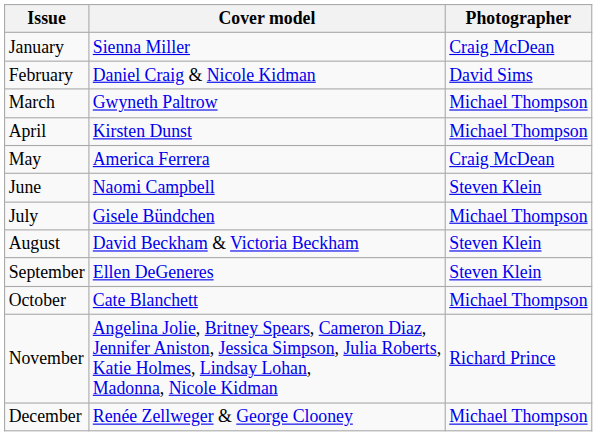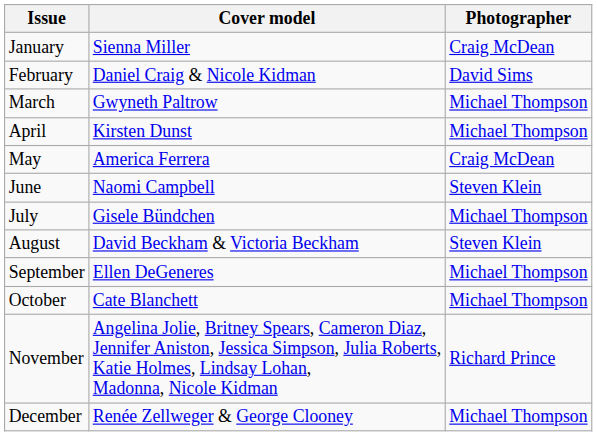(495, 272) Steven Klein -> (518, 272) Michael Thompson
